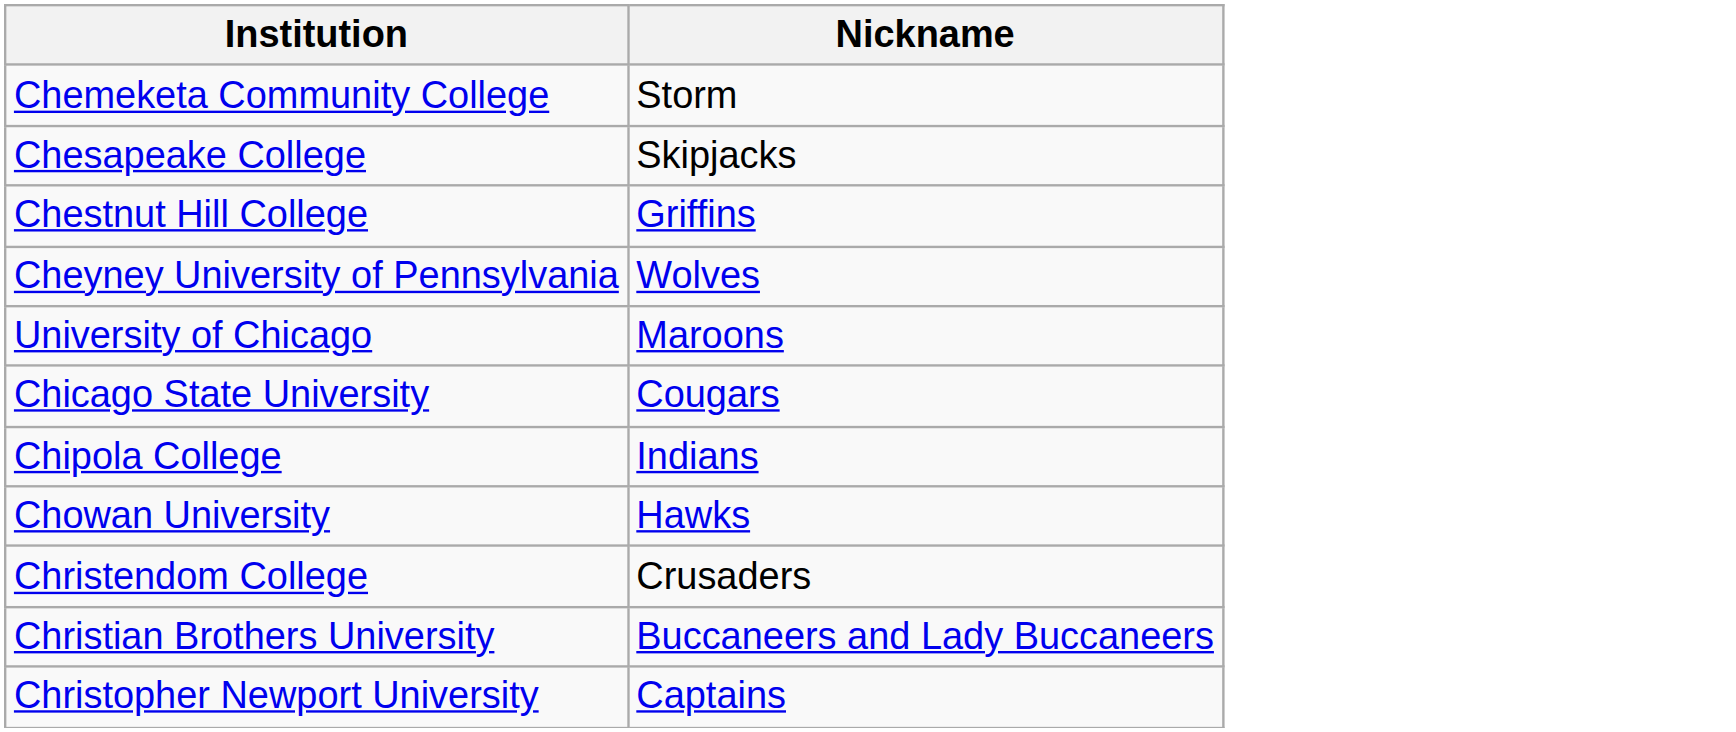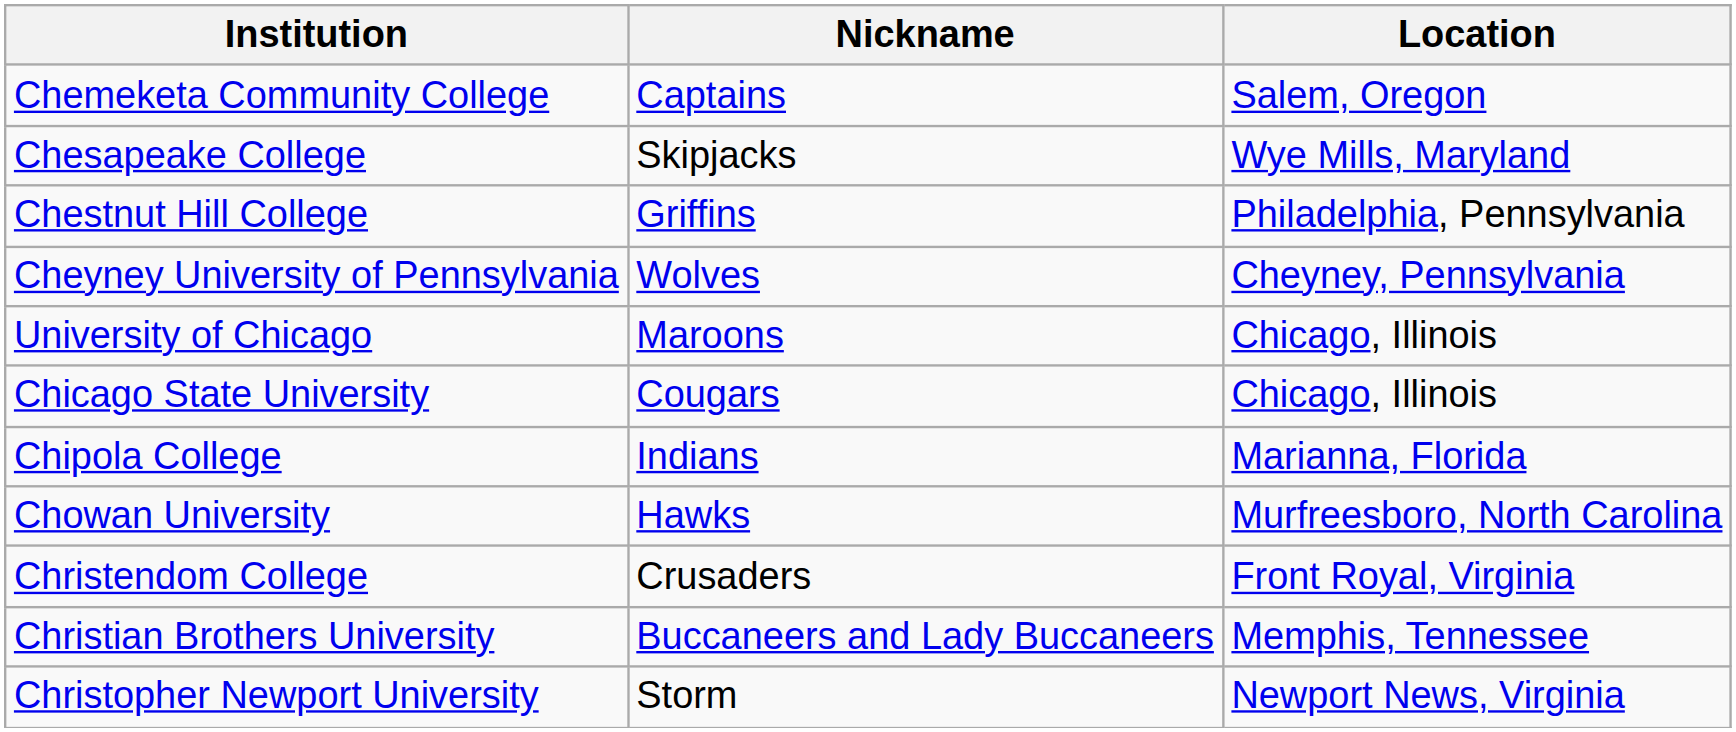+ column: (1477, 34)
(687, 94) Storm -> (711, 94) Captains
(711, 696) Captains -> (687, 696) Storm
